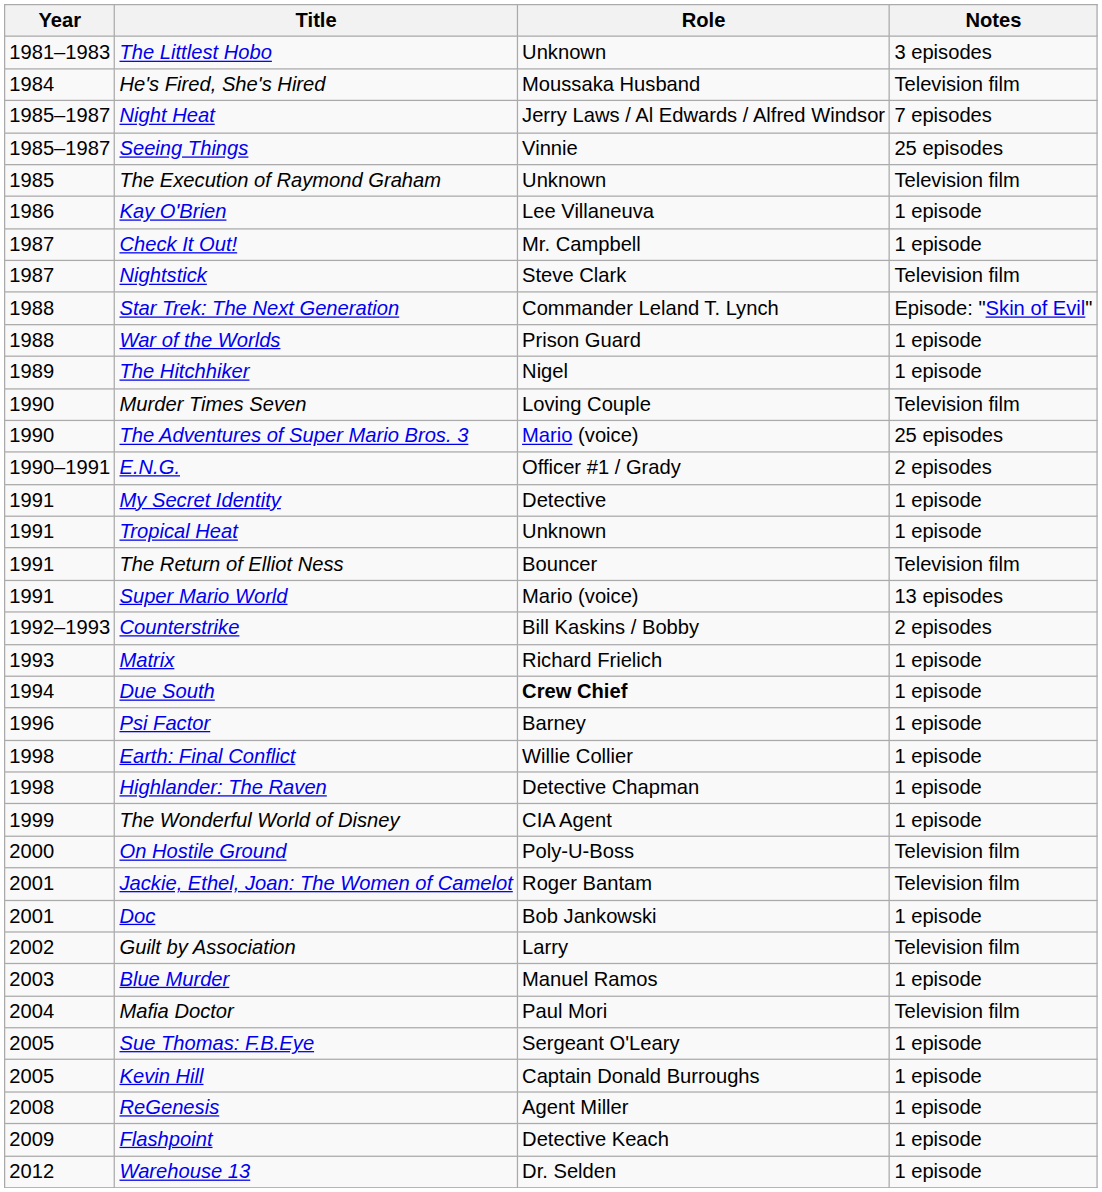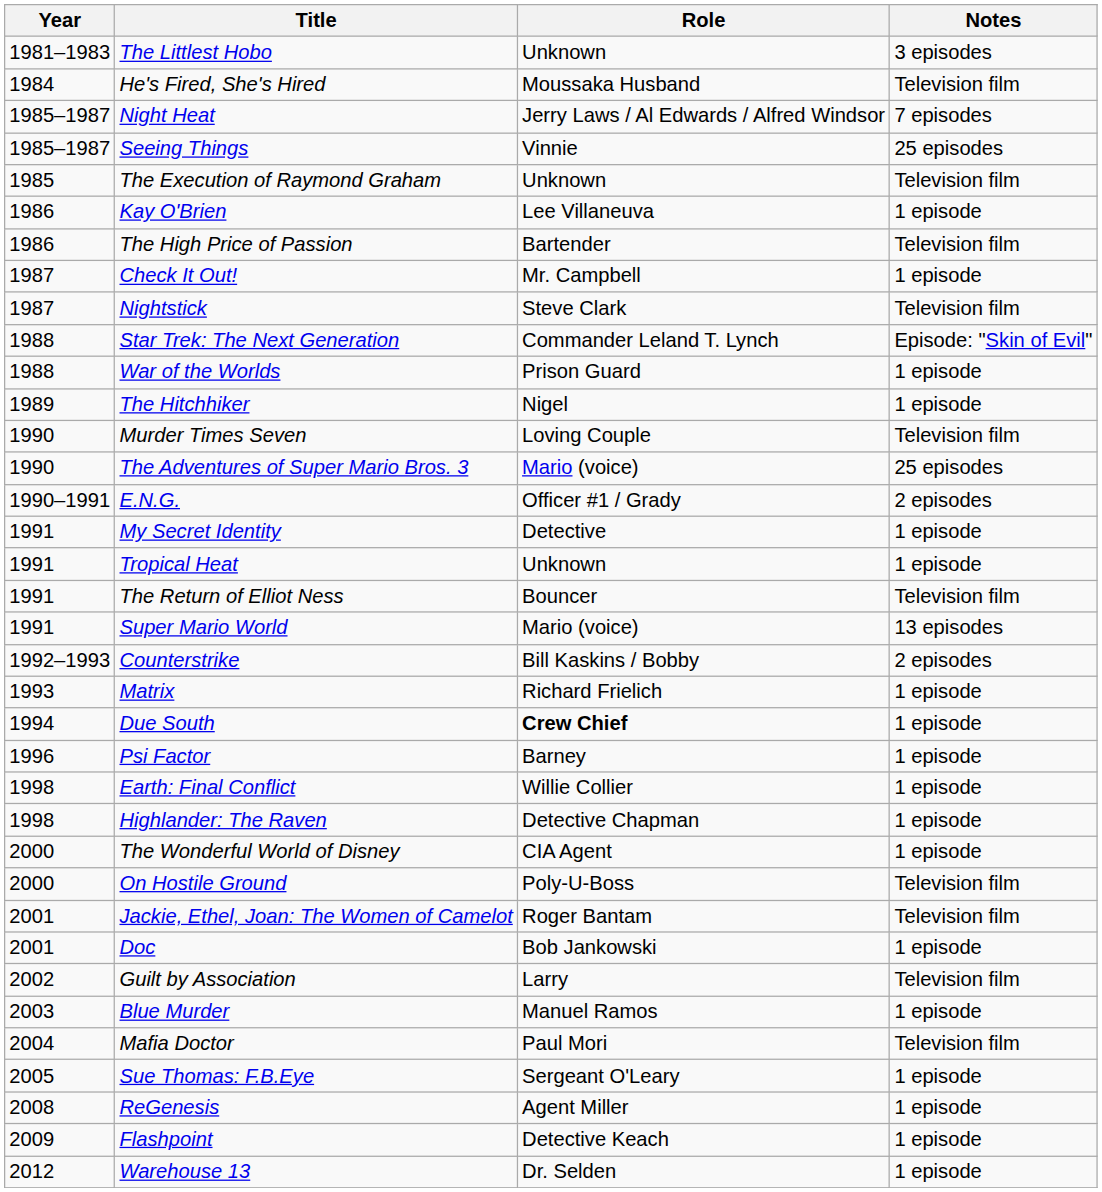+ row: (236, 244)
(32, 819) 1999 -> (32, 851) 2000
- row: (161, 1075)
